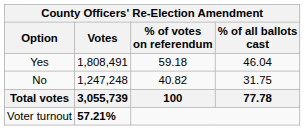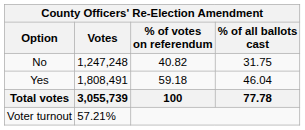rows swapped: (39, 62) <-> (39, 80)
(97, 116) bold -> (97, 116) normal
